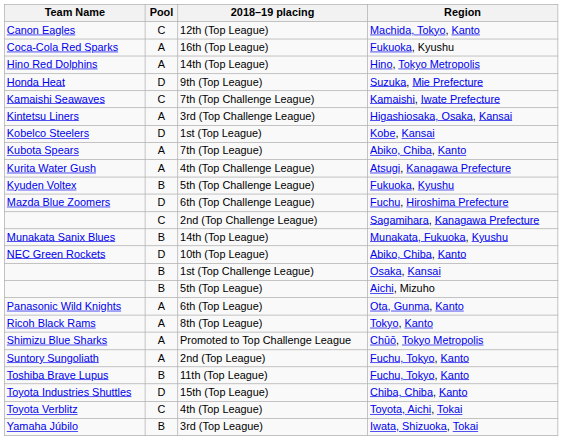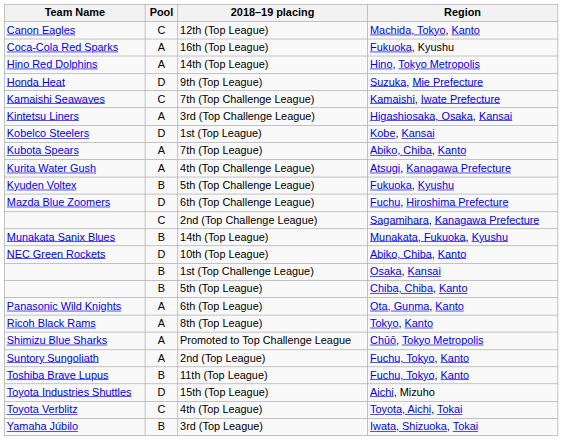(402, 289) Aichi, Mizuho -> (419, 289) Chiba, Chiba, Kanto
(419, 392) Chiba, Chiba, Kanto -> (402, 392) Aichi, Mizuho
